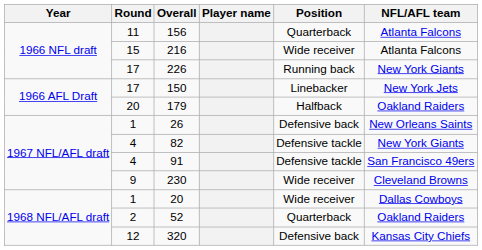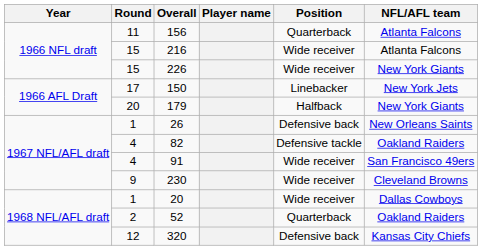(133, 69) 17 -> (133, 69) 15
(319, 69) Running back -> (319, 69) Wide receiver
(421, 106) Oakland Raiders -> (421, 106) New York Giants
(421, 143) New York Giants -> (421, 143) Oakland Raiders
(319, 161) Defensive tackle -> (319, 161) Wide receiver
